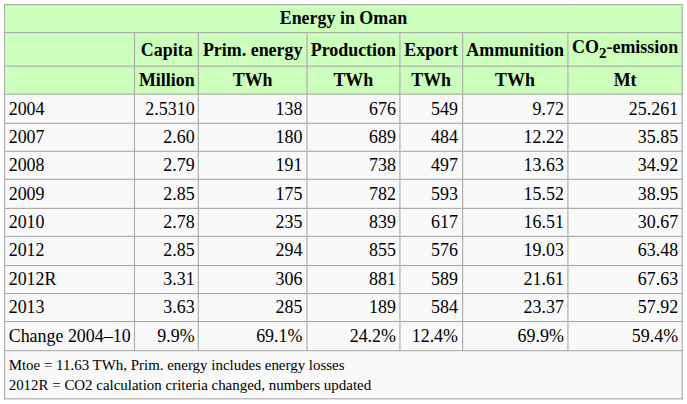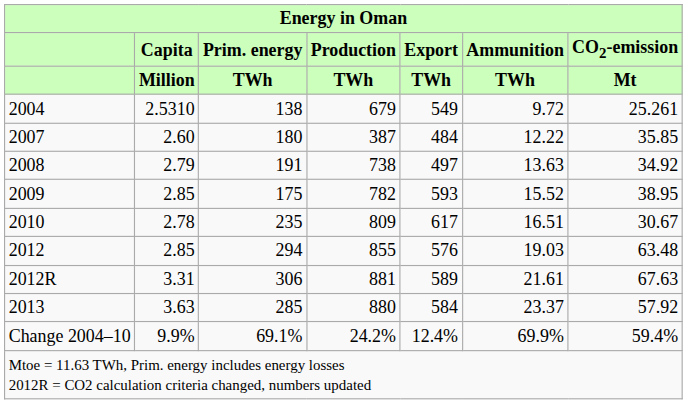(383, 108) 676 -> (383, 108) 679
(383, 137) 689 -> (383, 137) 387
(383, 222) 839 -> (383, 222) 809
(383, 307) 189 -> (383, 307) 880
